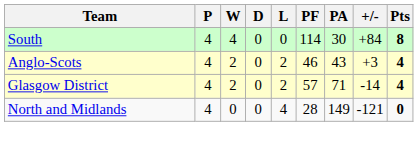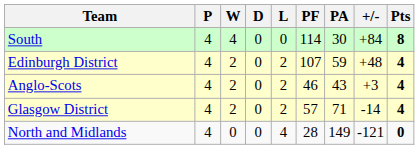+ row: (63, 62)
